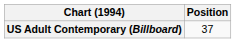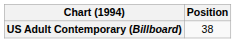(207, 29) 37 -> (207, 29) 38
